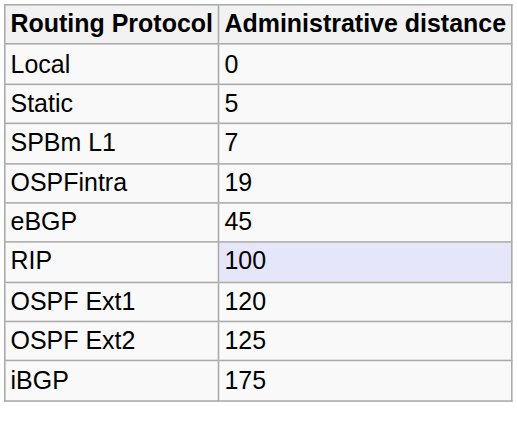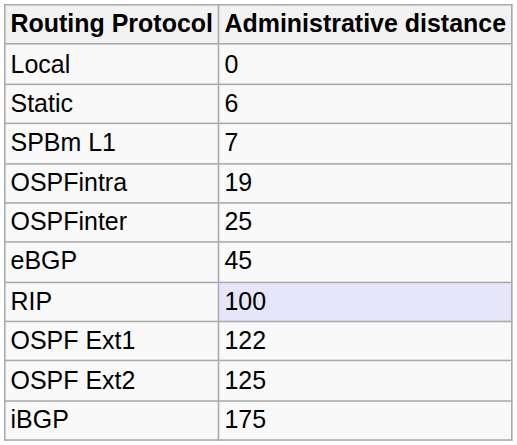(231, 103) 5 -> (231, 103) 6
+ row: (69, 222)
(245, 301) 120 -> (245, 340) 122
